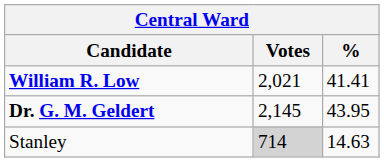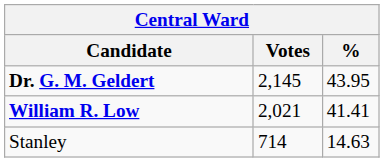rows swapped: (82, 111) <-> (74, 80)
(272, 141) lightgrey background -> (272, 141) no background
